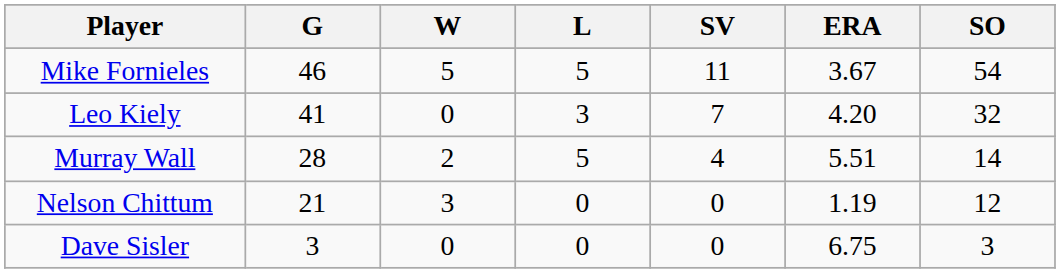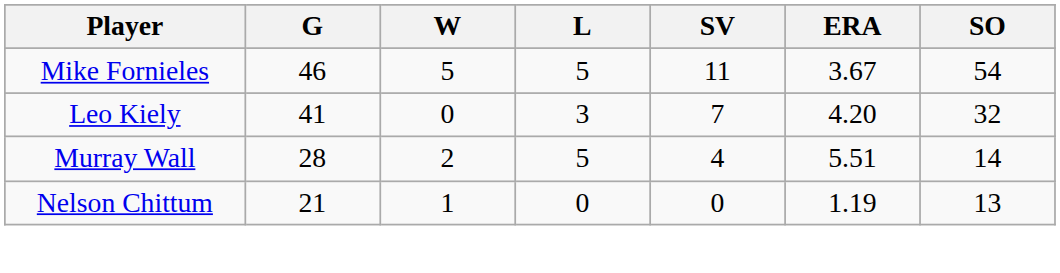(447, 202) 3 -> (447, 202) 1
(987, 202) 12 -> (987, 202) 13
- row: (125, 245)
